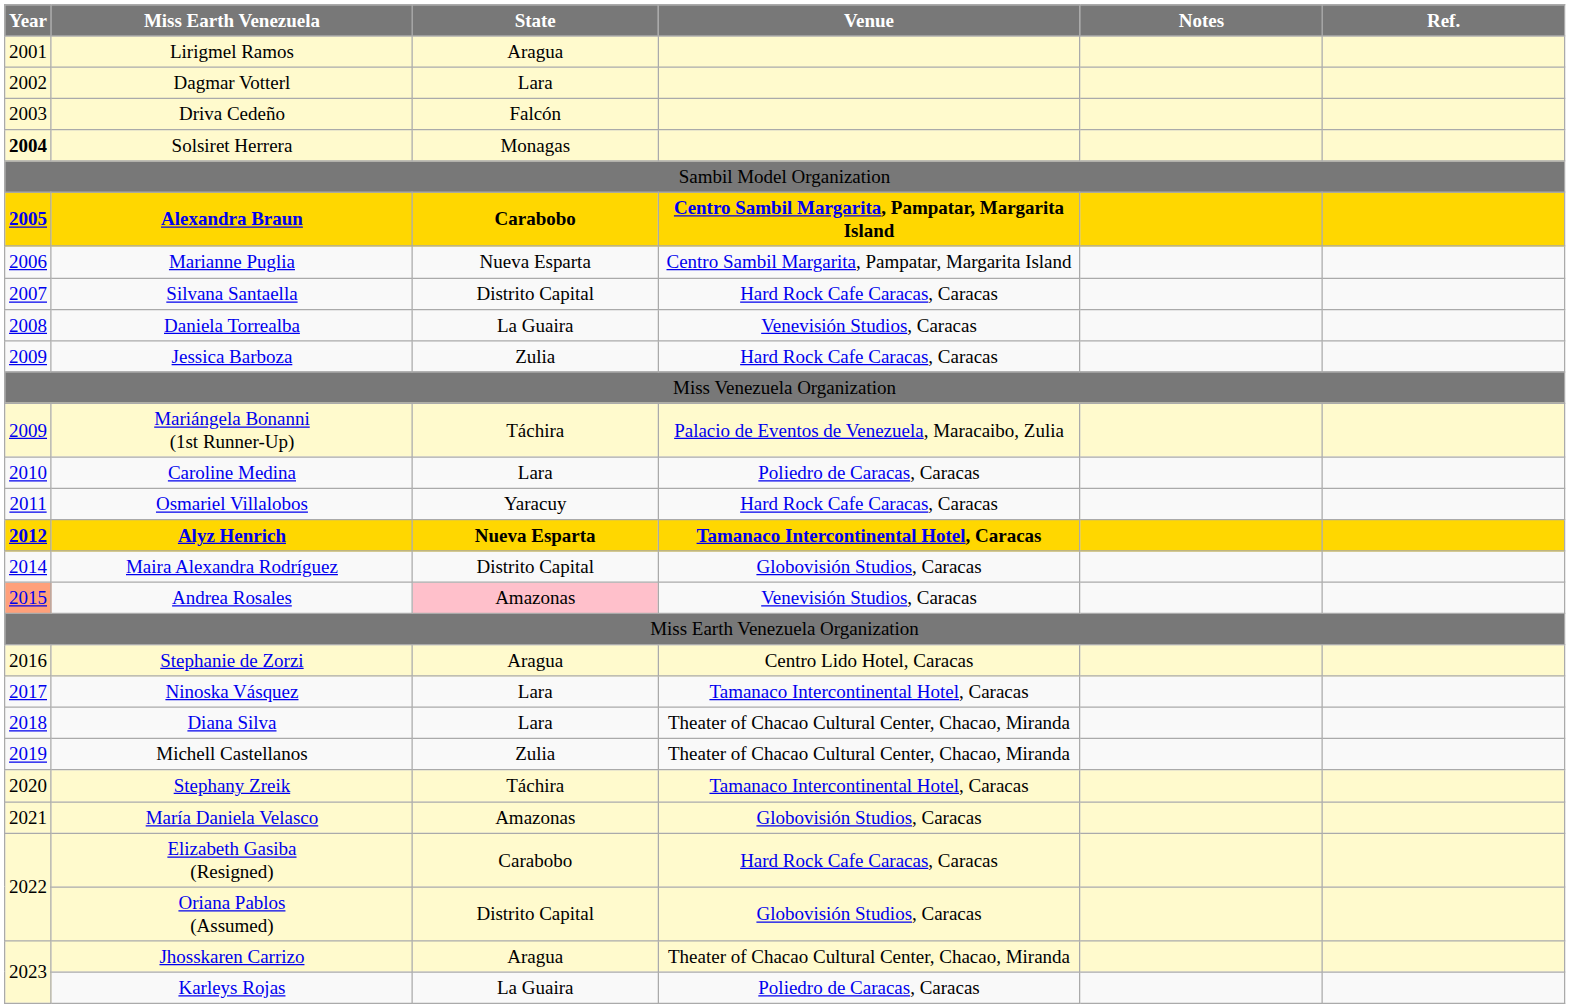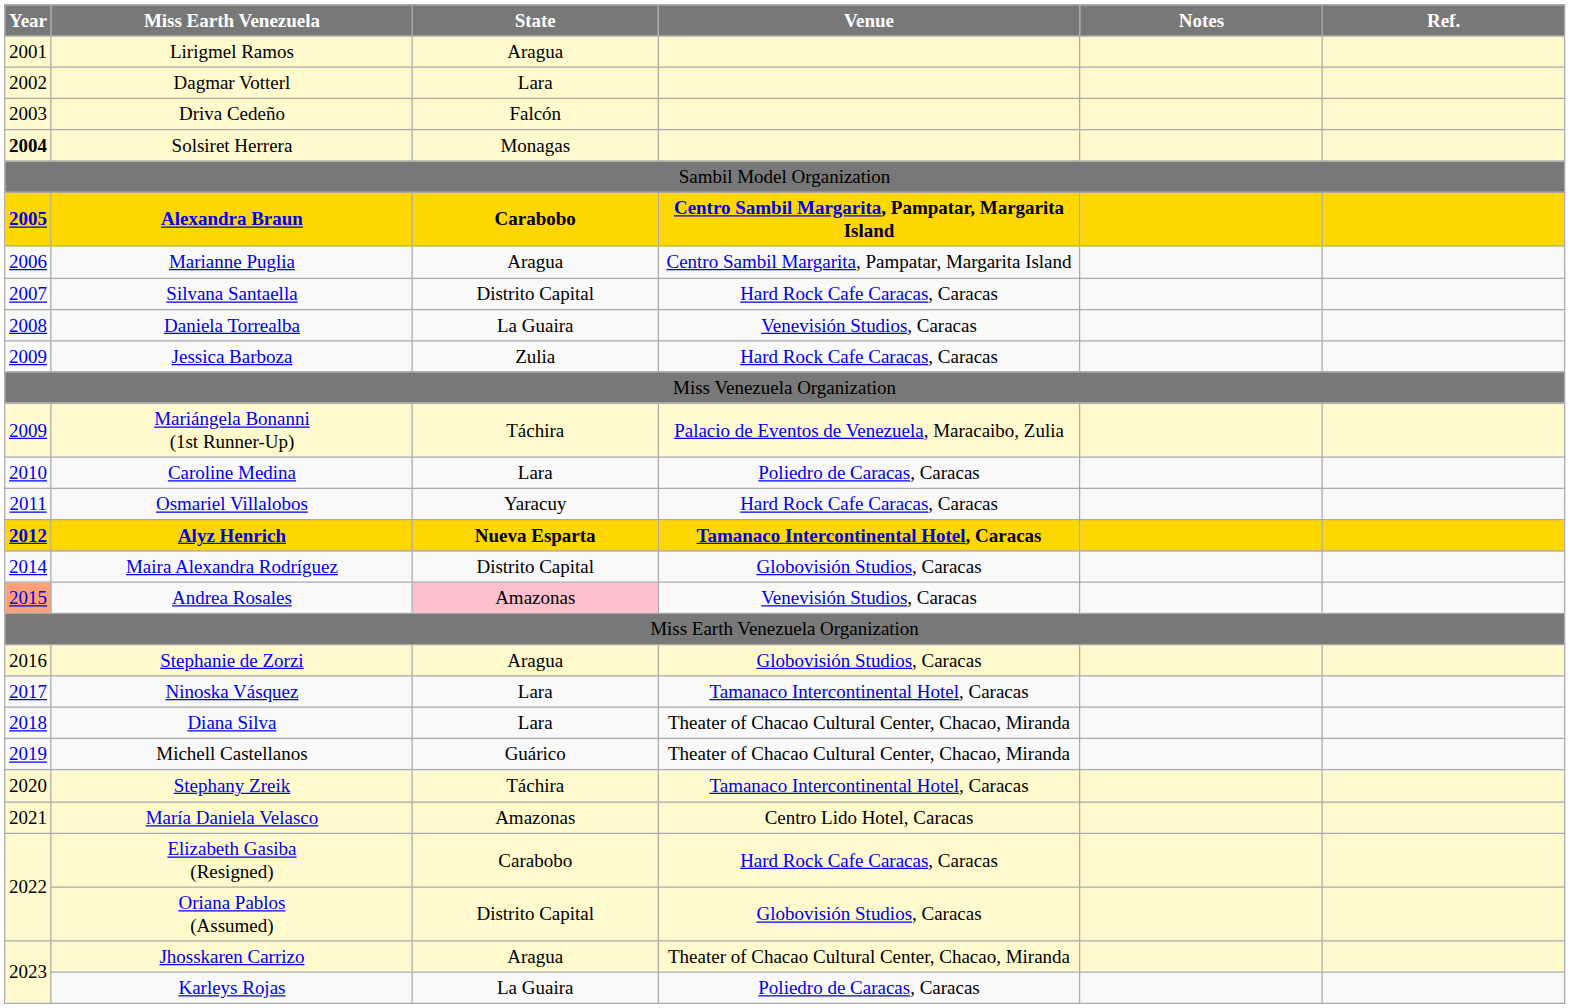(535, 262) Nueva Esparta -> (535, 262) Aragua
(869, 660) Centro Lido Hotel, Caracas -> (869, 660) Globovisión Studios, Caracas
(535, 754) Zulia -> (535, 754) Guárico
(869, 817) Globovisión Studios, Caracas -> (869, 817) Centro Lido Hotel, Caracas
